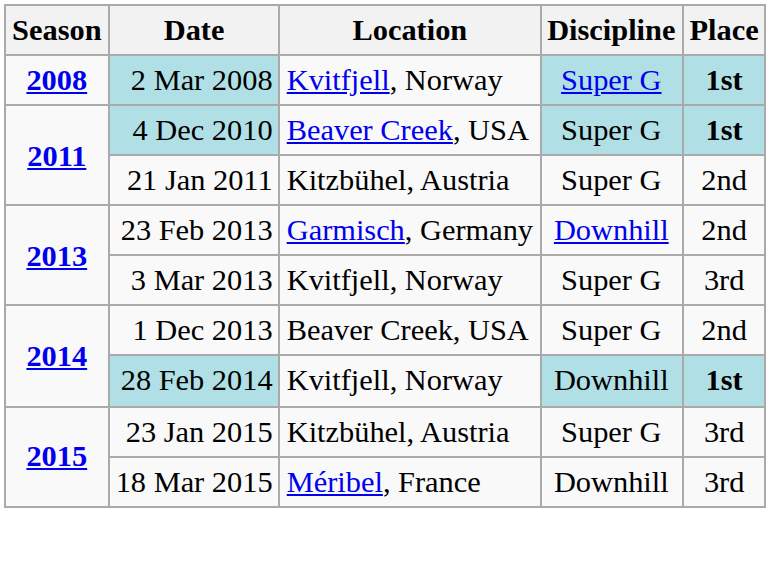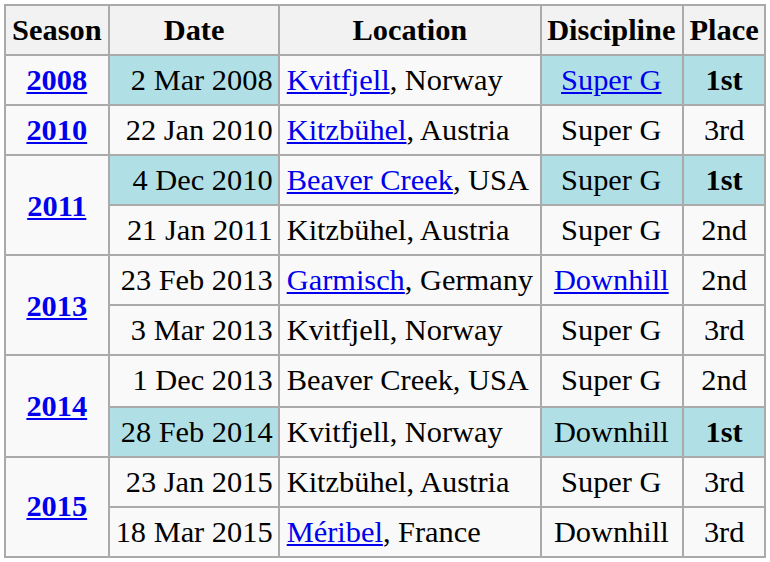+ row: (199, 130)
